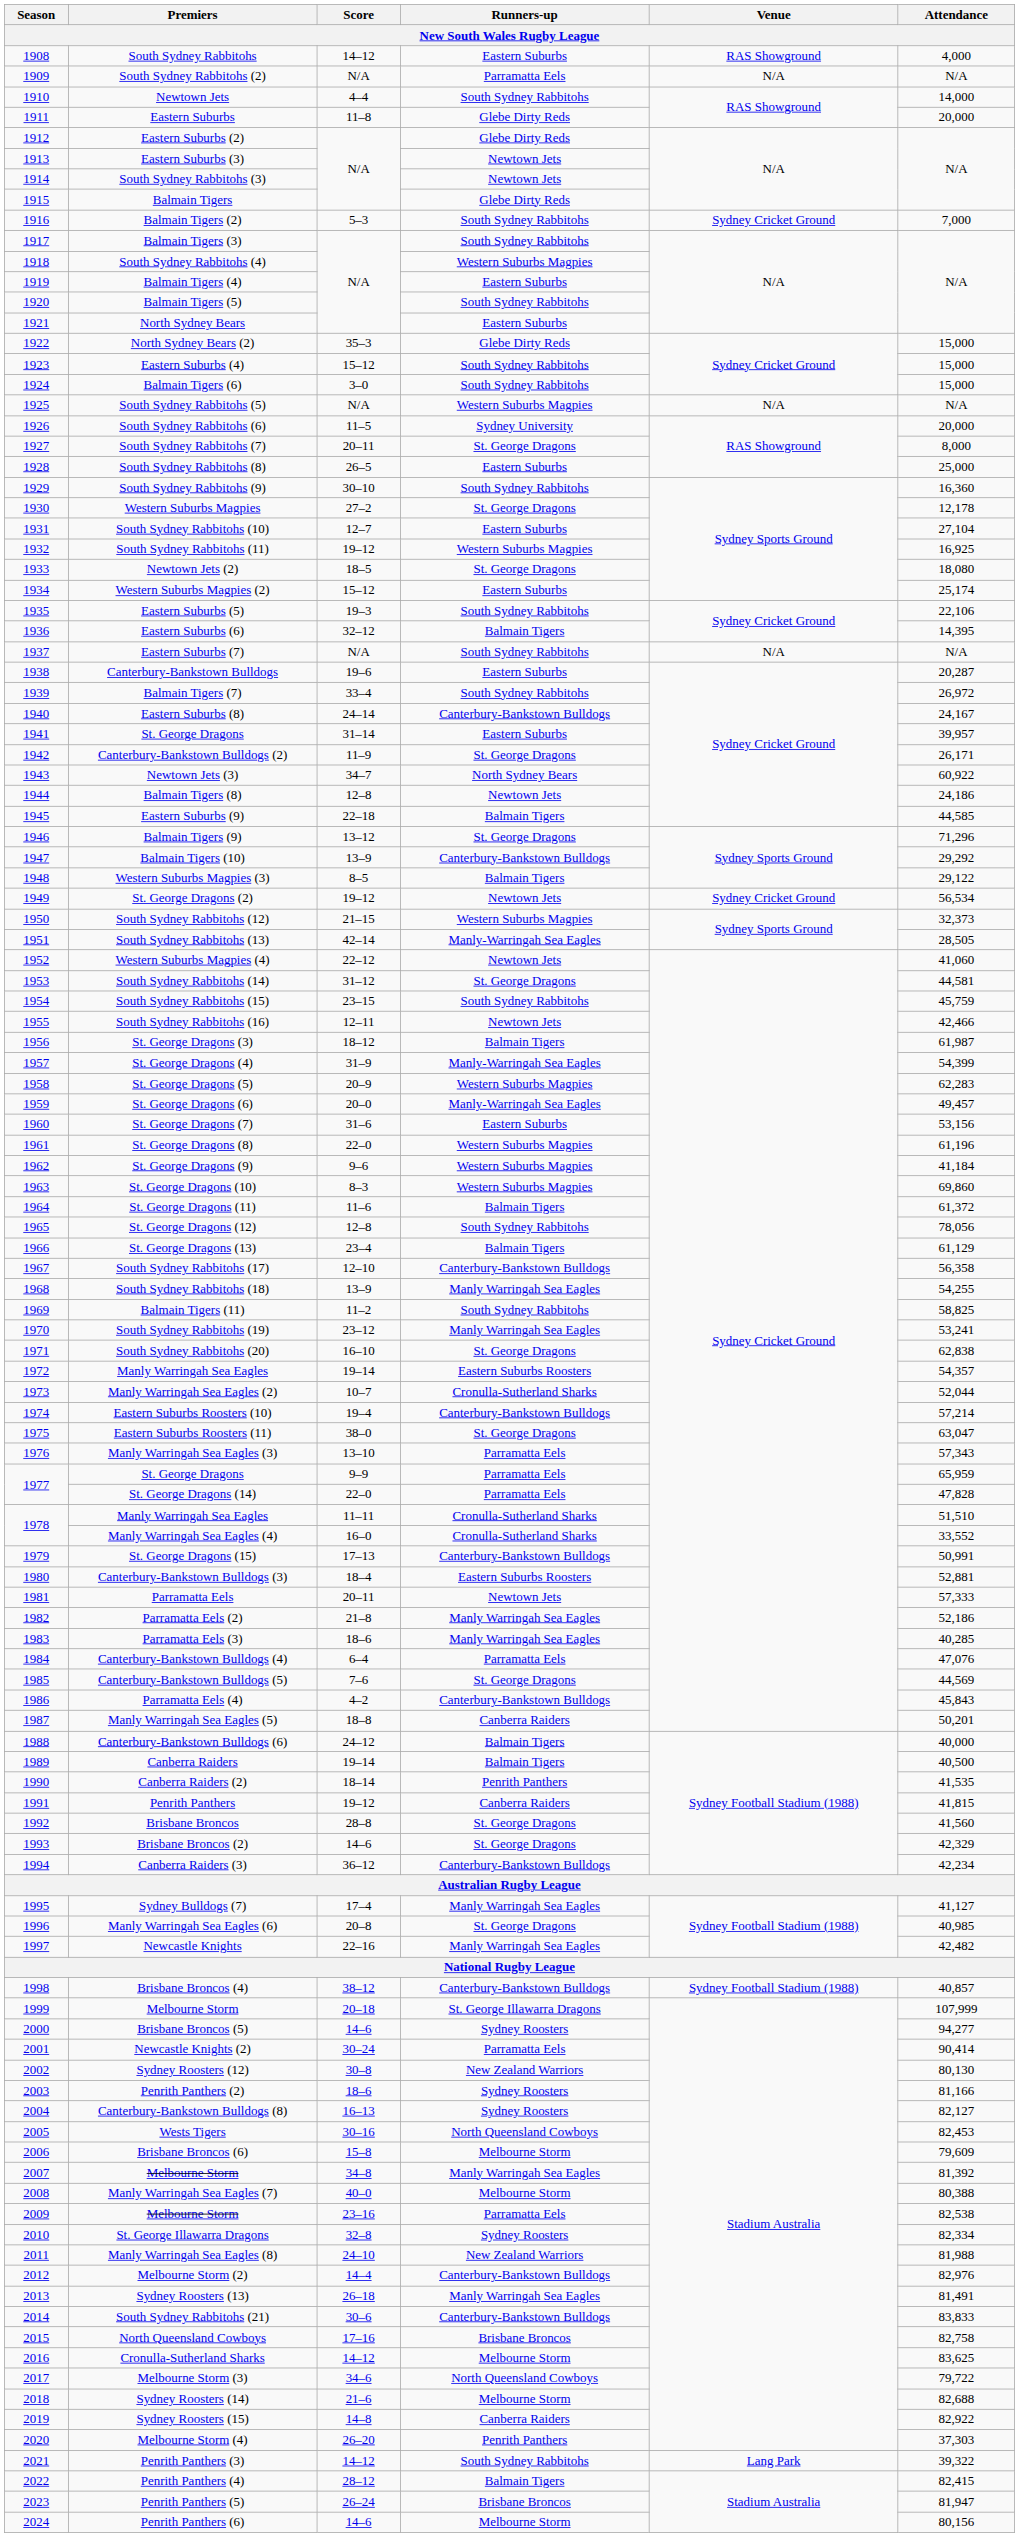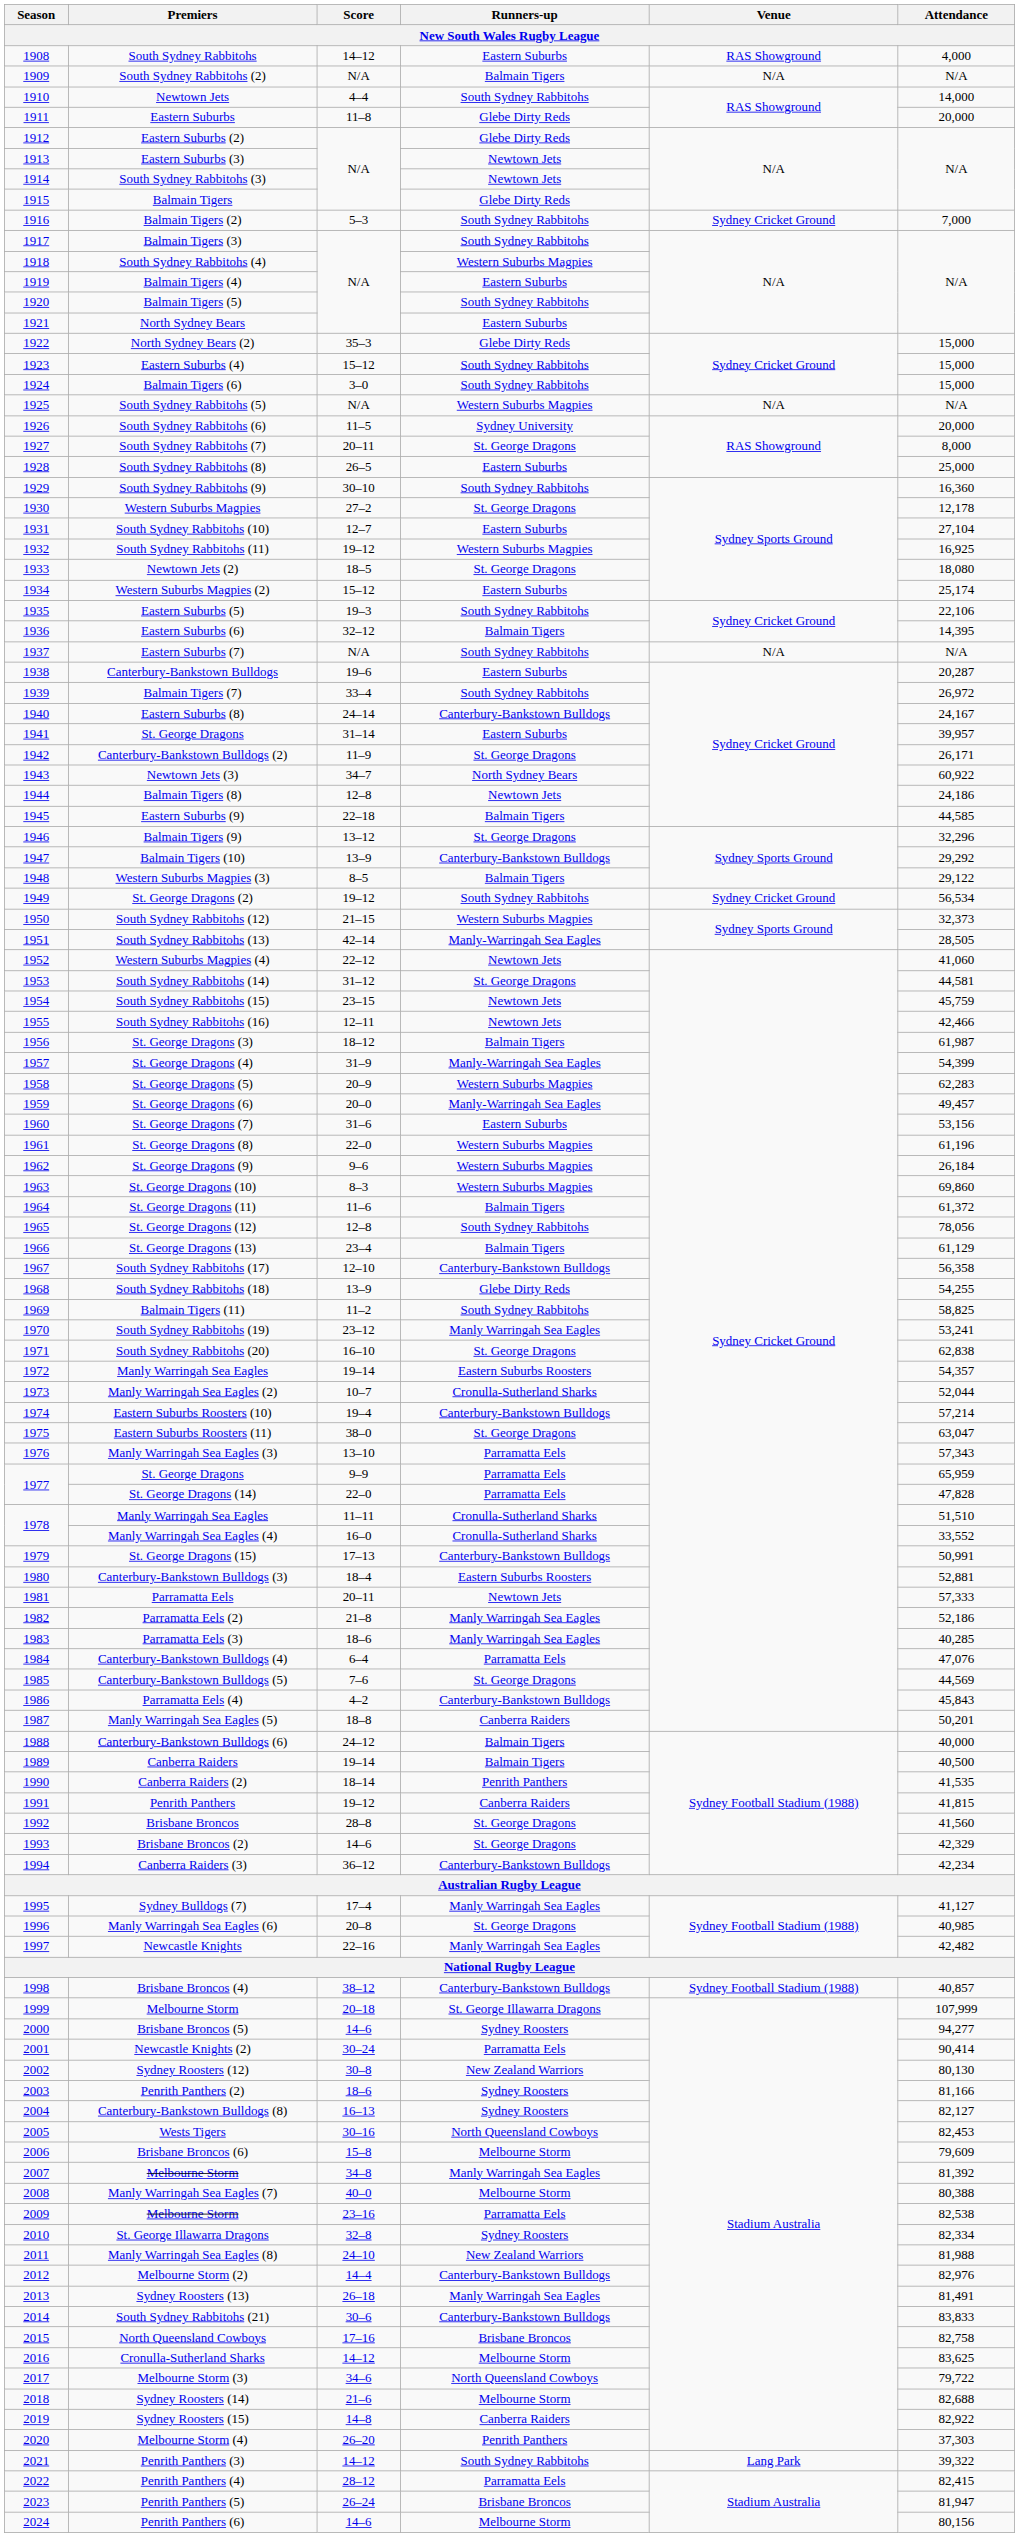(525, 76) Parramatta Eels -> (525, 76) Balmain Tigers
(956, 836) 71,296 -> (956, 836) 32,296
(525, 898) Newtown Jets -> (525, 898) South Sydney Rabbitohs
(525, 1001) South Sydney Rabbitohs -> (525, 1001) Newtown Jets
(956, 1165) 41,184 -> (956, 1165) 26,184
(525, 1289) Manly Warringah Sea Eagles -> (525, 1289) Glebe Dirty Reds
(525, 2481) Balmain Tigers -> (525, 2481) Parramatta Eels
